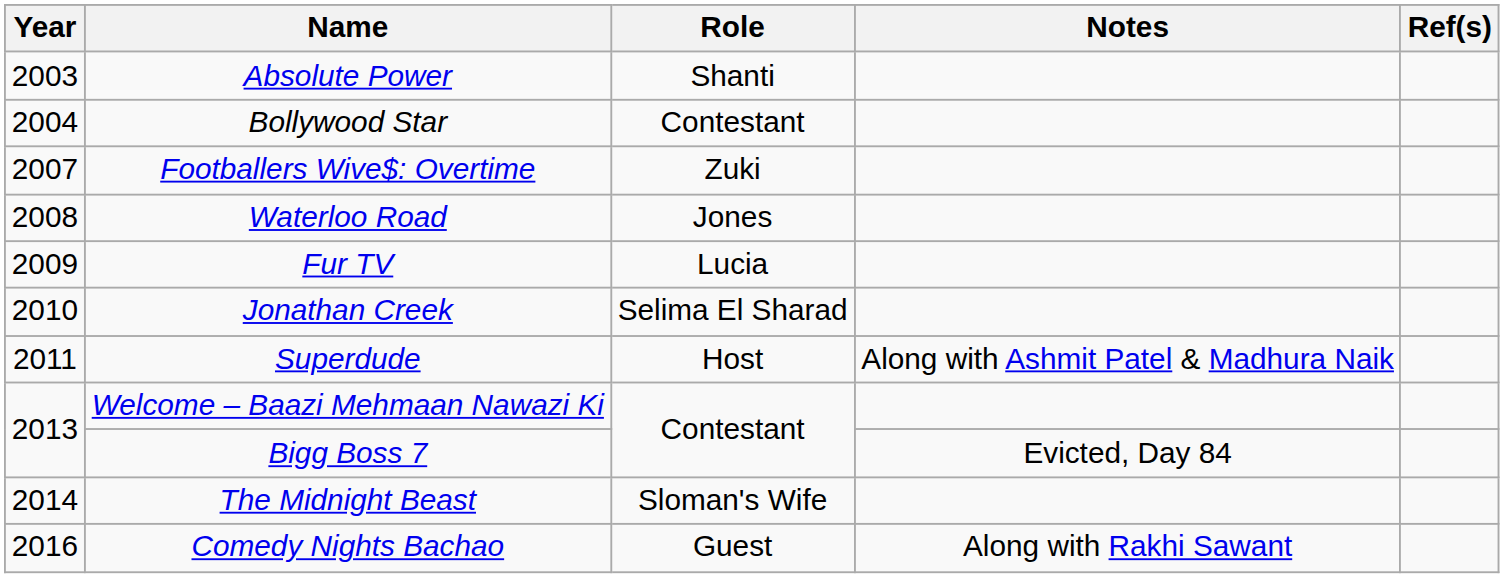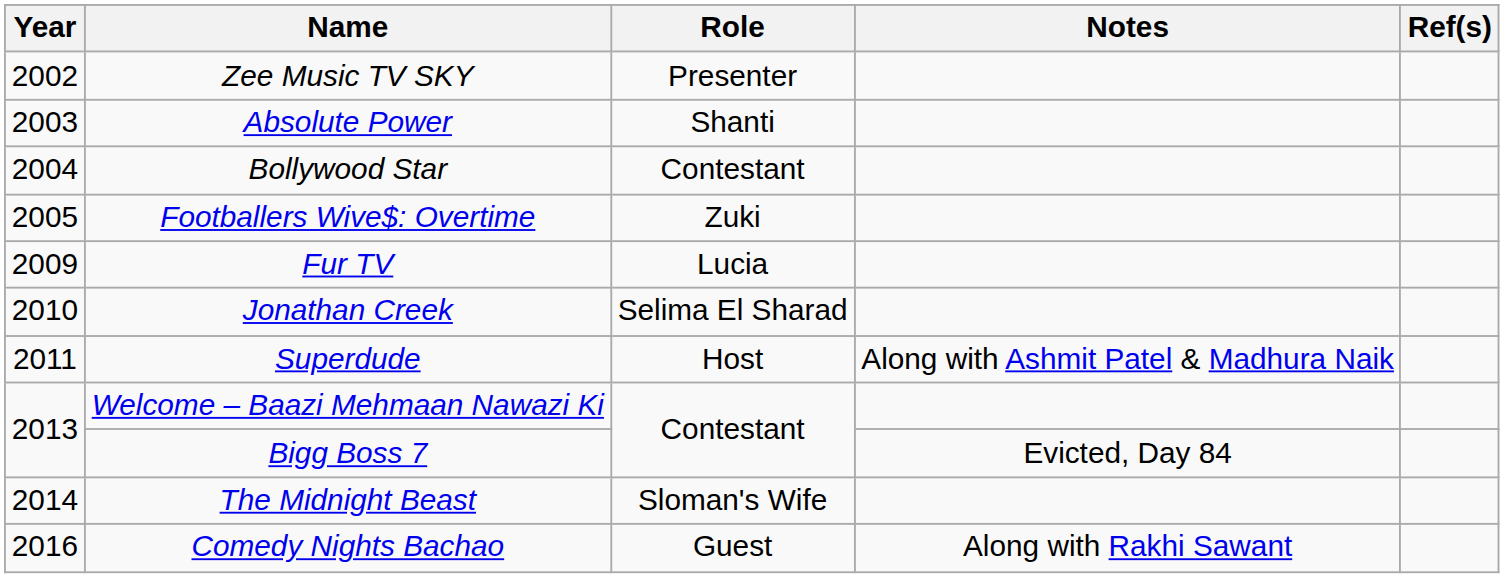+ row: (348, 75)
(45, 169) 2007 -> (45, 216) 2005
- row: (348, 216)
